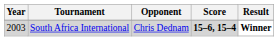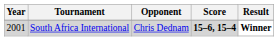(16, 28) 2003 -> (16, 28) 2001
